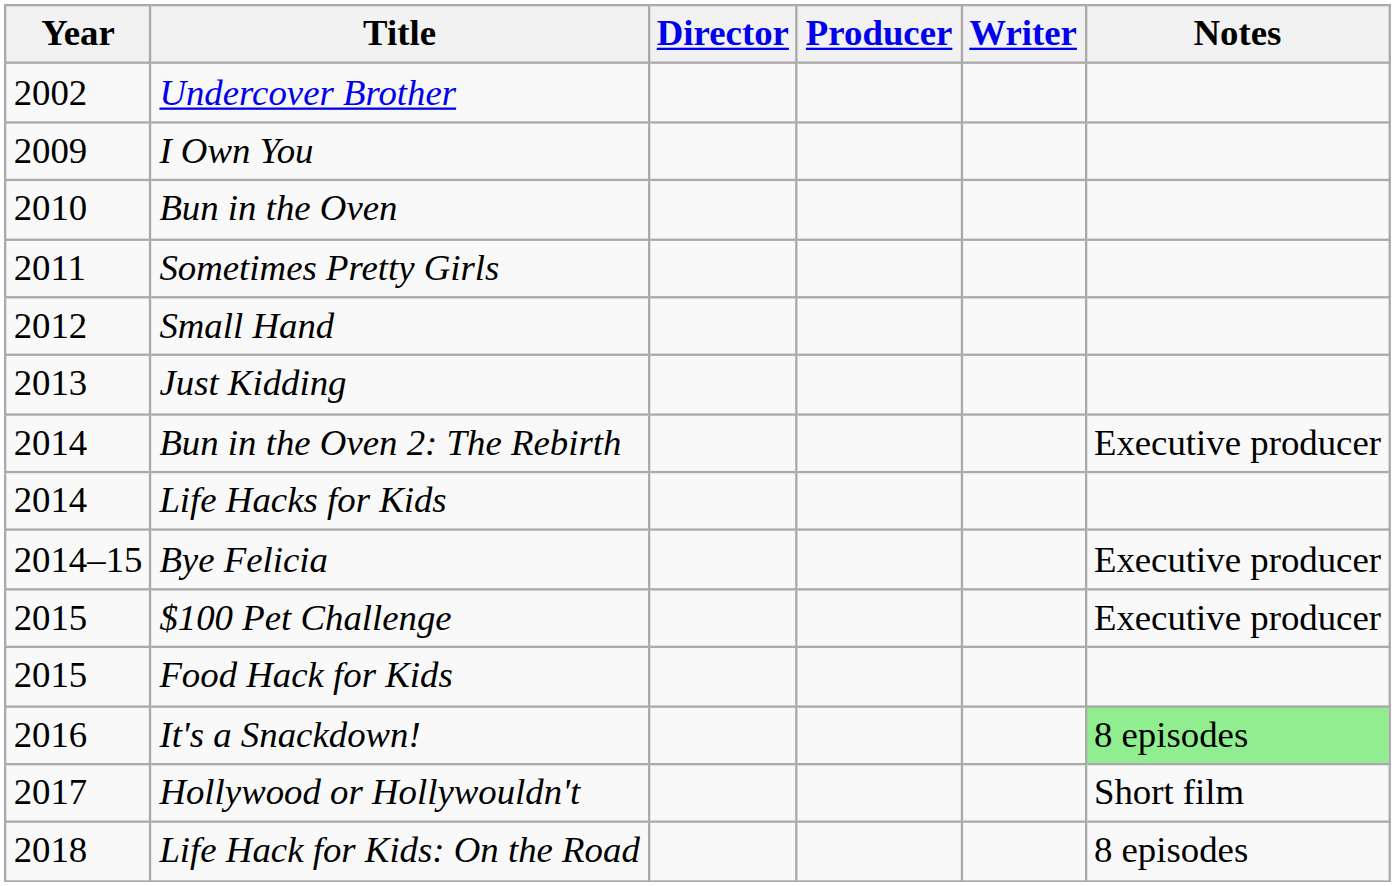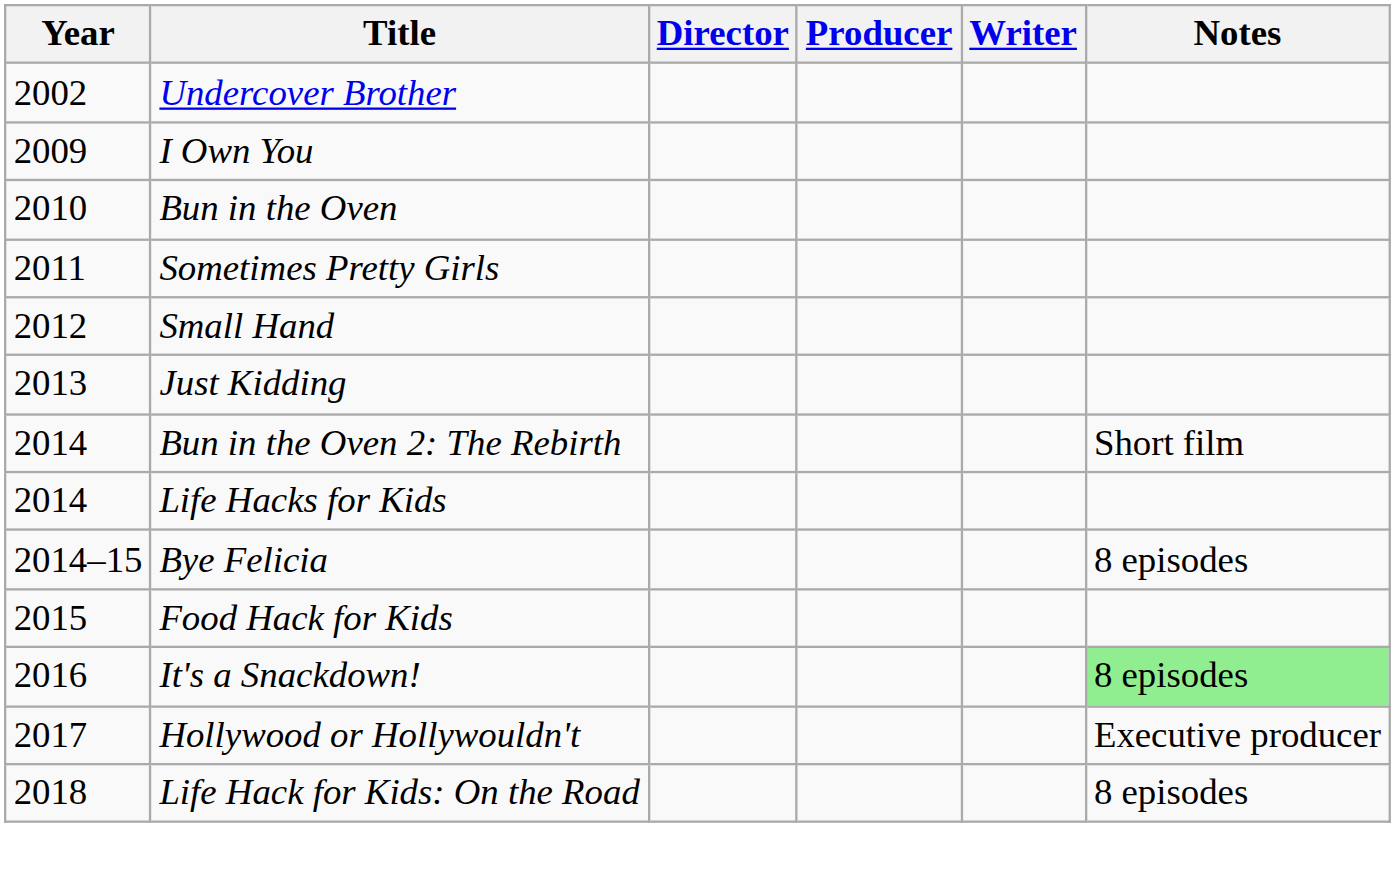(1237, 442) Executive producer -> (1169, 442) Short film
(1237, 558) Executive producer -> (1171, 558) 8 episodes
- row: (306, 617)
(1169, 792) Short film -> (1237, 734) Executive producer
